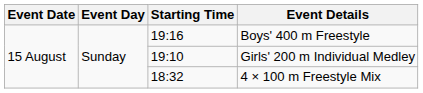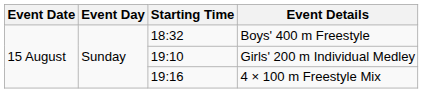(167, 35) 19:16 -> (167, 35) 18:32
(167, 77) 18:32 -> (167, 77) 19:16
